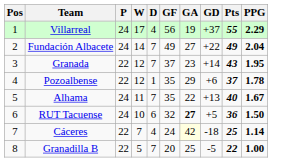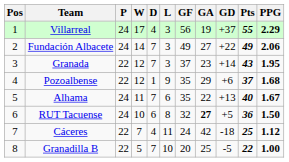+ column: (168, 13)
(255, 47) 2.04 -> (270, 47) 2.06
(255, 81) 1.78 -> (270, 81) 1.68
(190, 132) lightyellow background -> (206, 132) no background
(255, 132) 1.14 -> (270, 132) 1.12
